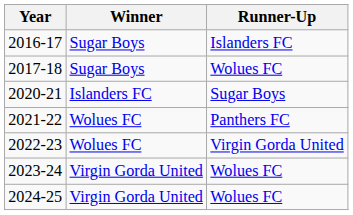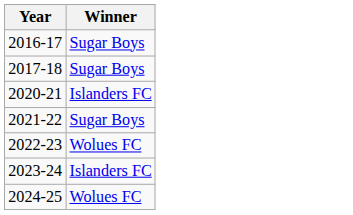- column: (277, 17)
(105, 119) Wolues FC -> (107, 119) Sugar Boys
(136, 171) Virgin Gorda United -> (111, 171) Islanders FC
(136, 196) Virgin Gorda United -> (105, 196) Wolues FC
